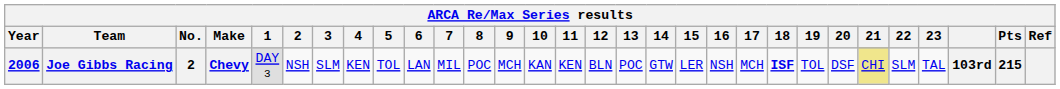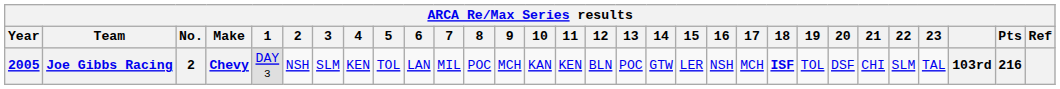(24, 65) 2006 -> (24, 65) 2005
(873, 65) khaki background -> (873, 65) no background
(1010, 65) 215 -> (1010, 65) 216
